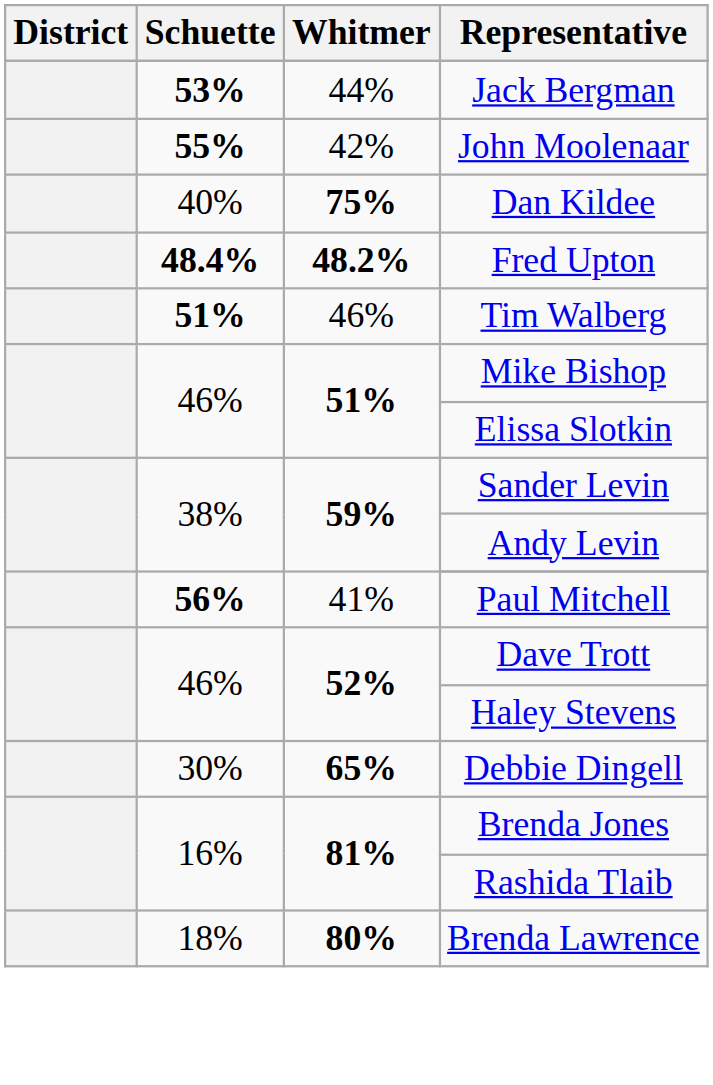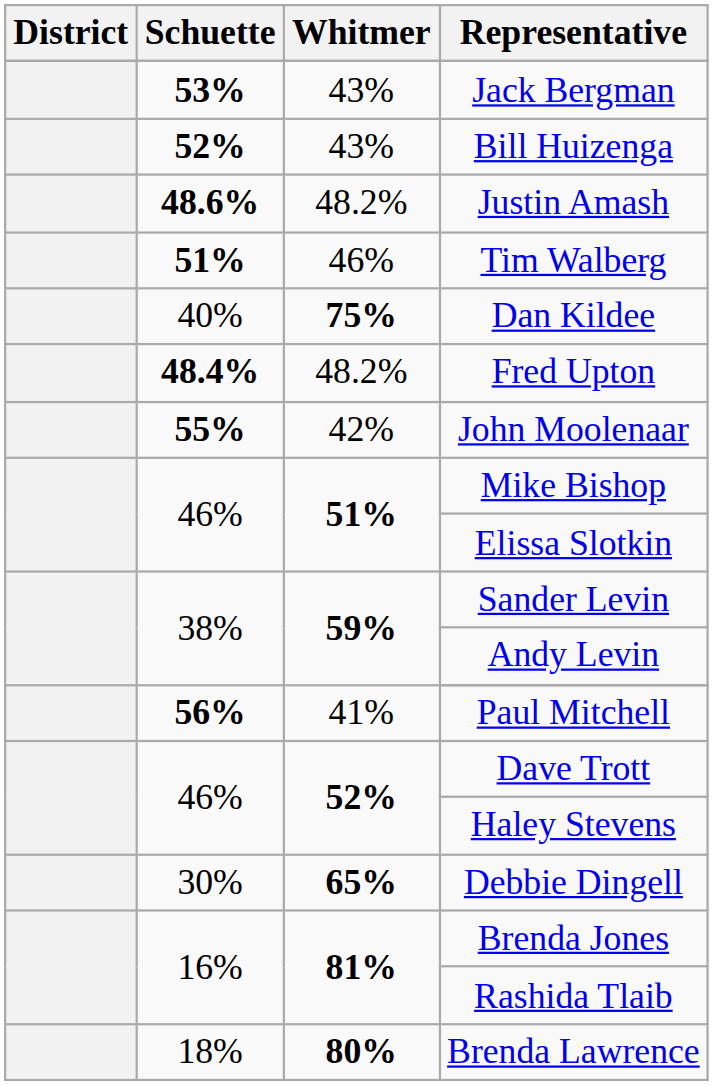(361, 89) 44% -> (361, 89) 43%
+ row: (210, 145)
+ row: (210, 202)
rows swapped: (210, 145) <-> (210, 315)
(361, 259) bold -> (361, 372) normal
